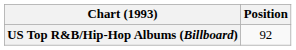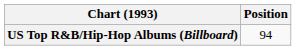(266, 34) 92 -> (266, 34) 94
